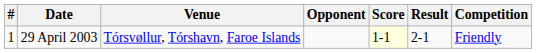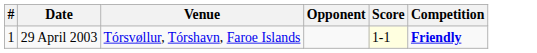- column: (430, 15)
(478, 37) normal -> (436, 37) bold
